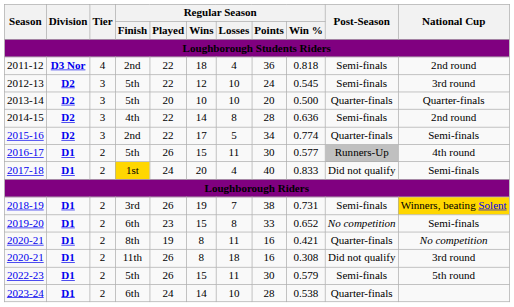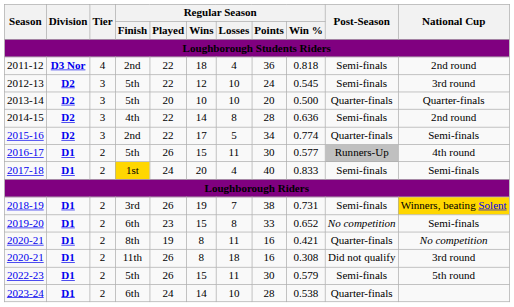(362, 170) Did not qualify -> (362, 170) Semi-finals
